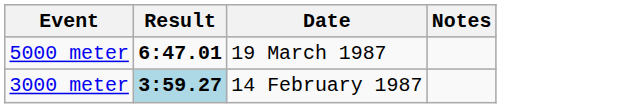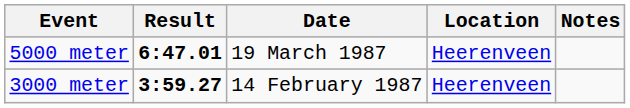+ column: (491, 21)
(180, 86) lightblue background -> (180, 86) no background
